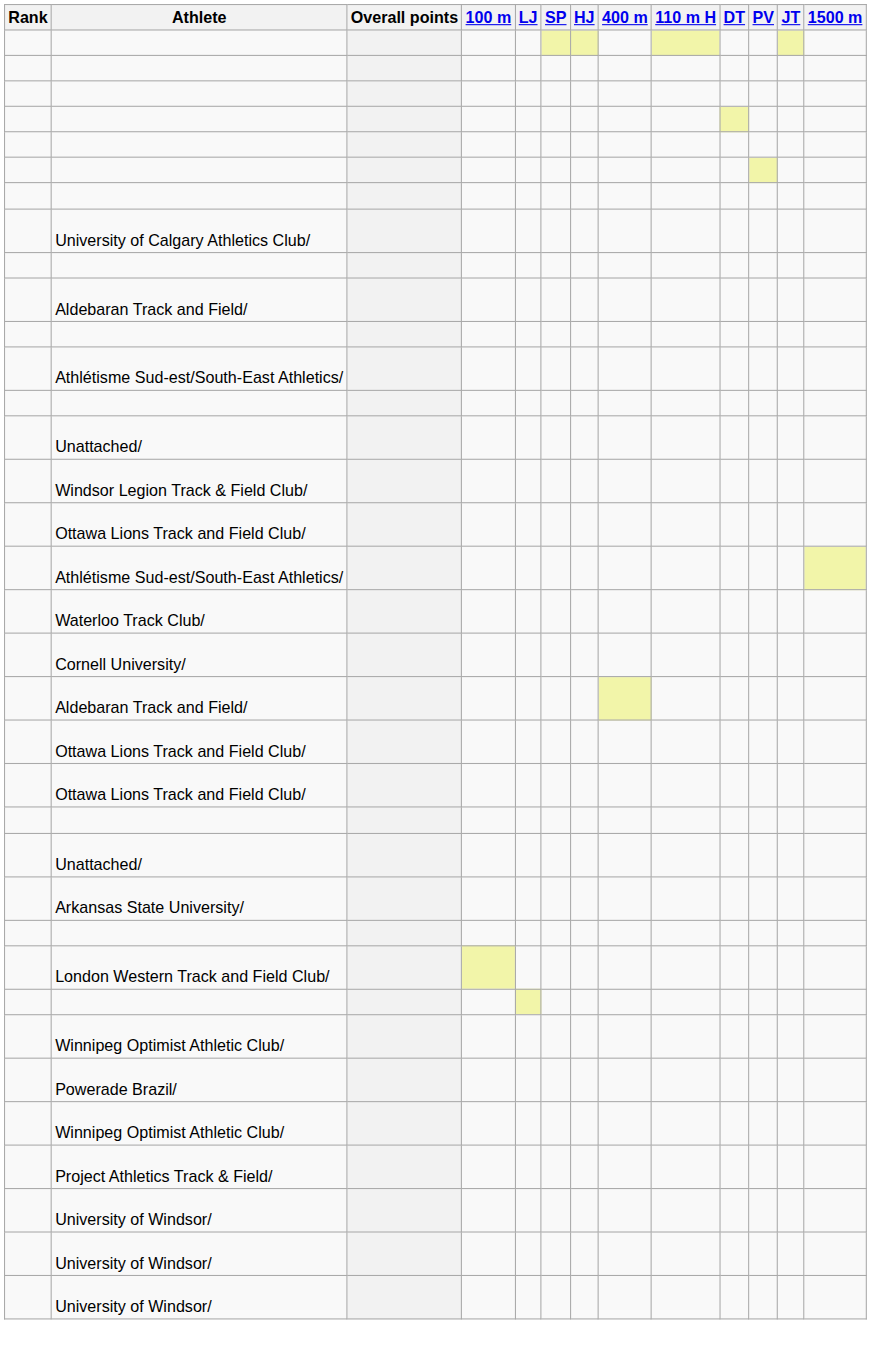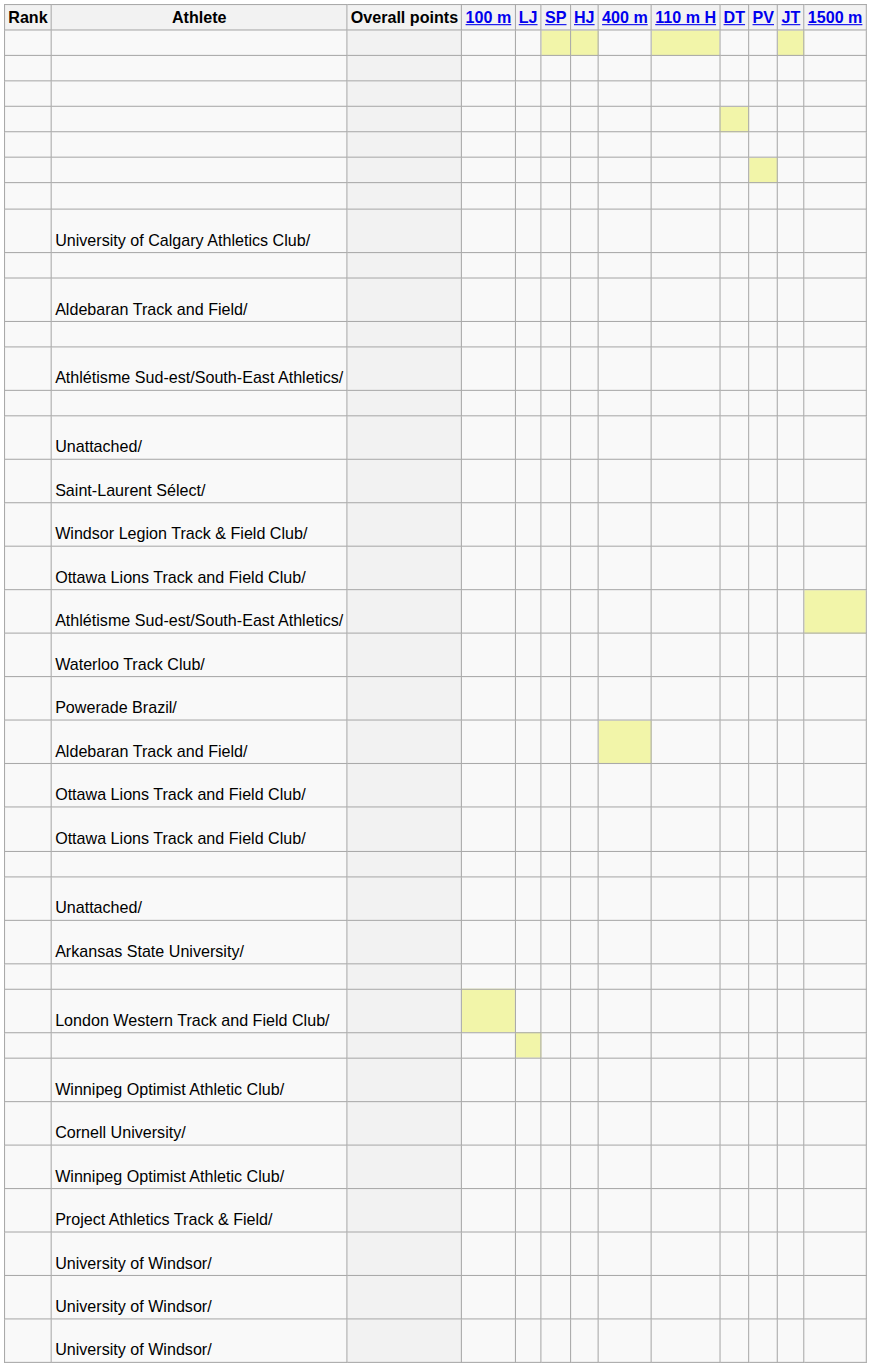+ row: (28, 481)
rows swapped: (28, 1080) <-> (28, 655)
